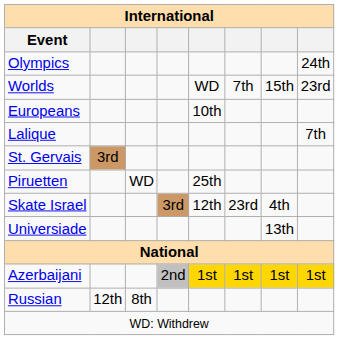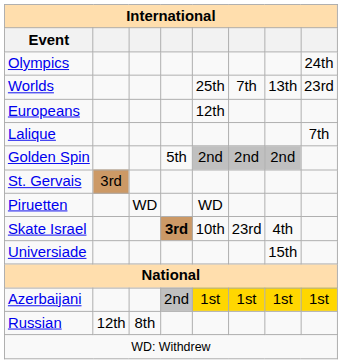(207, 87) WD -> (210, 87) 25th
(279, 87) 15th -> (283, 87) 13th
(207, 110) 10th -> (210, 110) 12th
+ row: (49, 157)
(207, 181) 25th -> (210, 205) WD
(173, 205) normal -> (177, 228) bold
(207, 205) 12th -> (210, 228) 10th
(279, 228) 13th -> (283, 252) 15th
